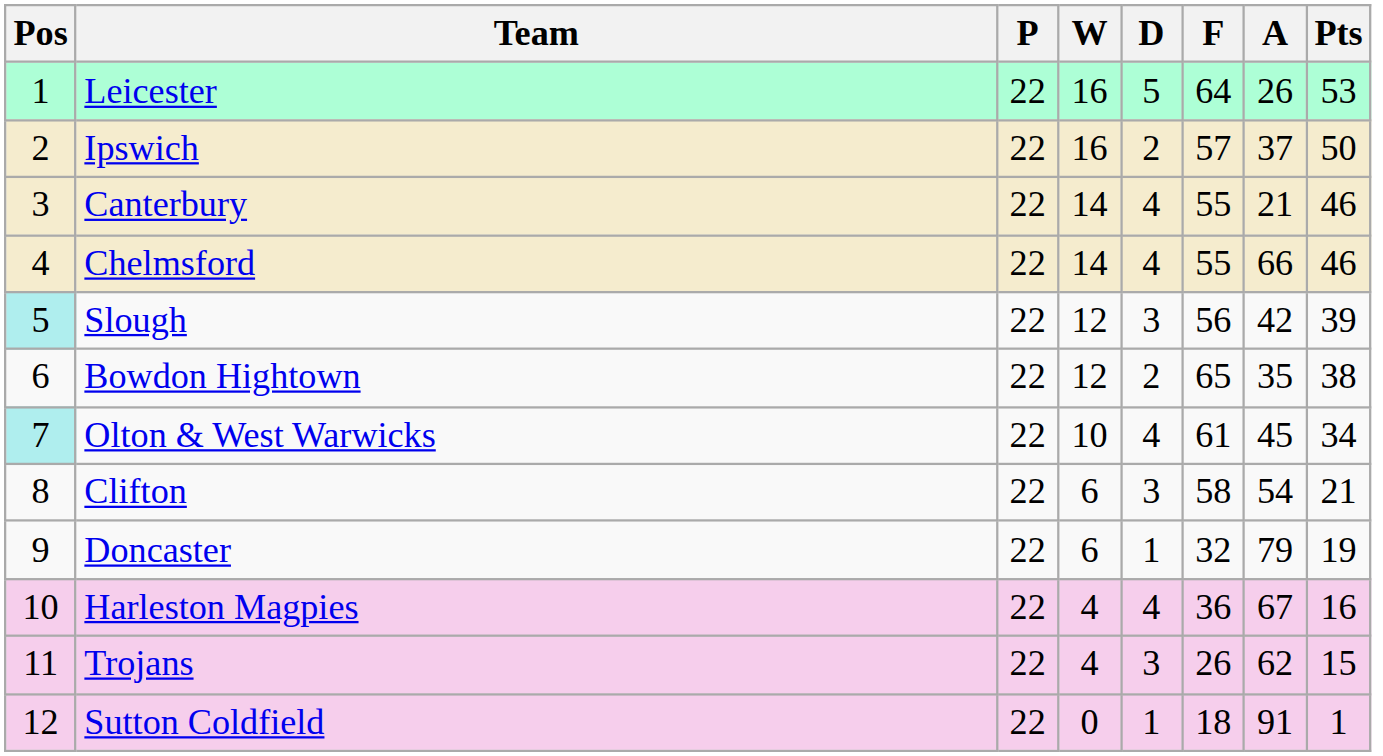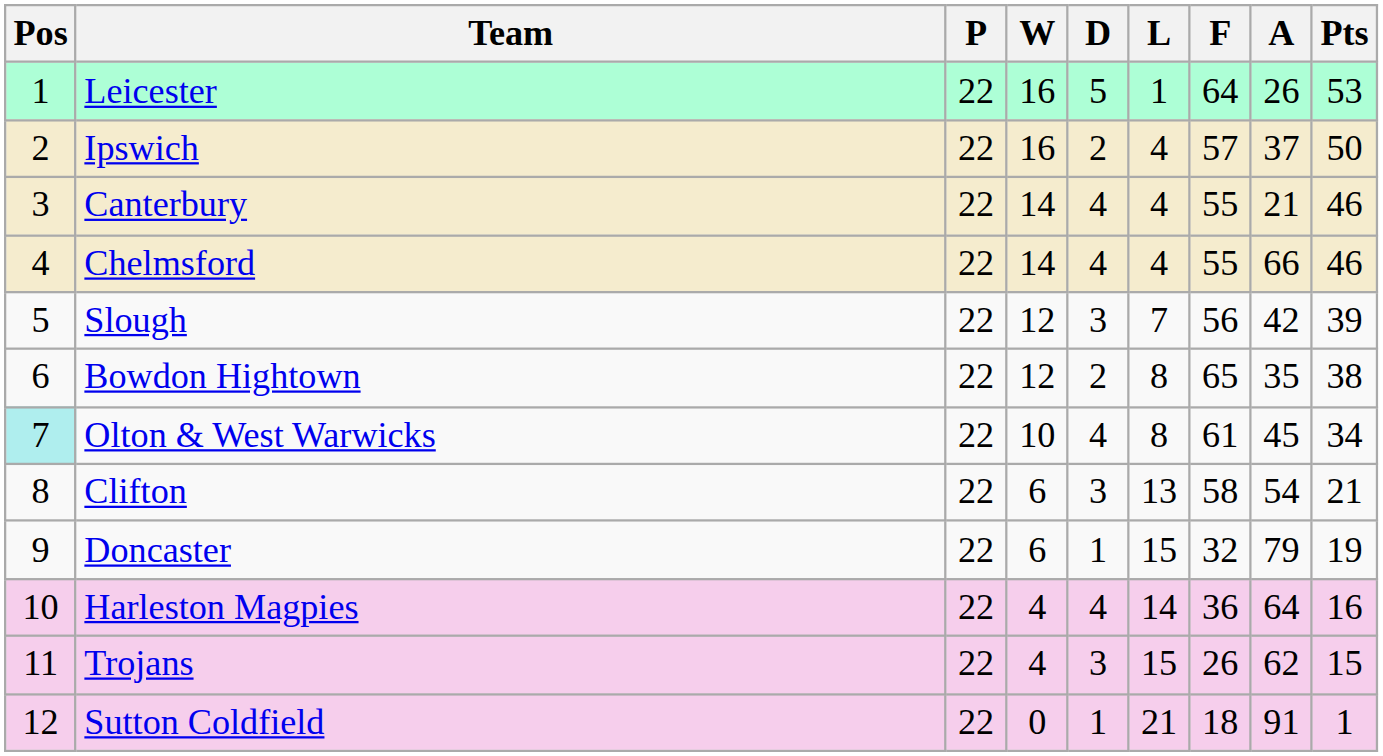+ column: (1159, 33)
(41, 319) paleturquoise background -> (41, 319) no background
(1275, 606) 67 -> (1281, 606) 64
